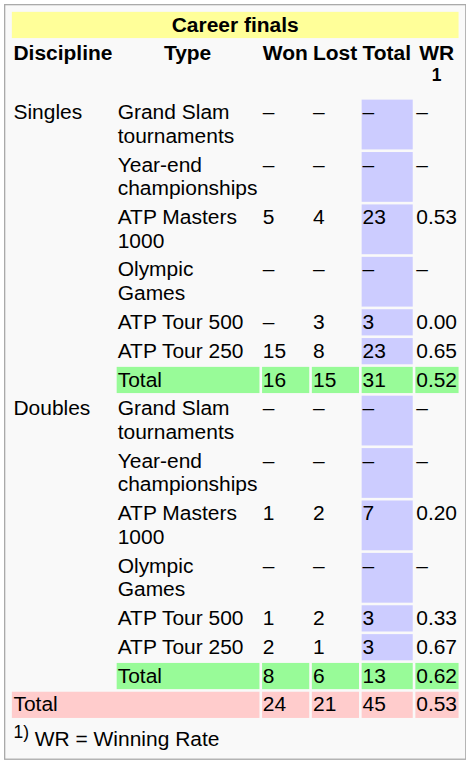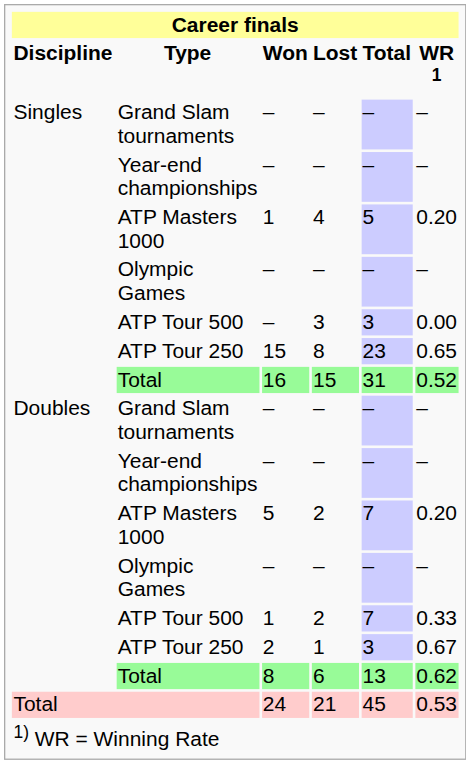(269, 216) 5 -> (269, 216) 1
(374, 216) 23 -> (368, 216) 5
(437, 216) 0.53 -> (437, 216) 0.20
(269, 512) 1 -> (269, 512) 5
(368, 617) 3 -> (368, 617) 7
